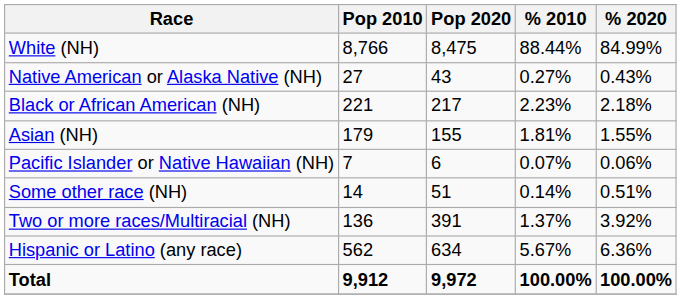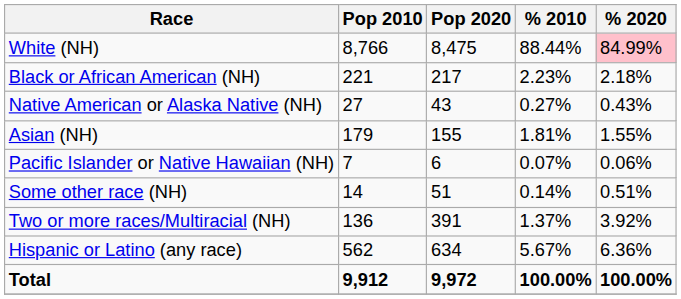(631, 47) no background -> (631, 47) pink background
rows swapped: (134, 105) <-> (165, 76)
